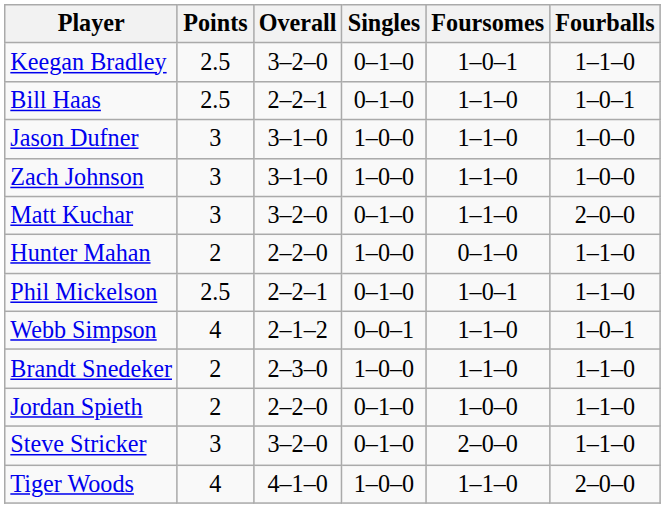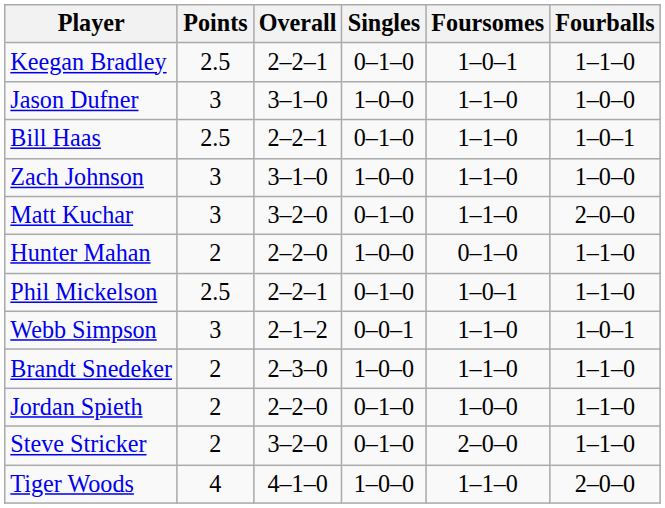(298, 61) 3–2–0 -> (298, 61) 2–2–1
rows swapped: (74, 138) <-> (56, 100)
(215, 330) 4 -> (215, 330) 3
(215, 445) 3 -> (215, 445) 2
